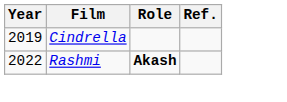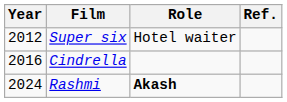+ row: (88, 40)
(25, 40) 2019 -> (25, 63) 2016
(25, 63) 2022 -> (25, 86) 2024
